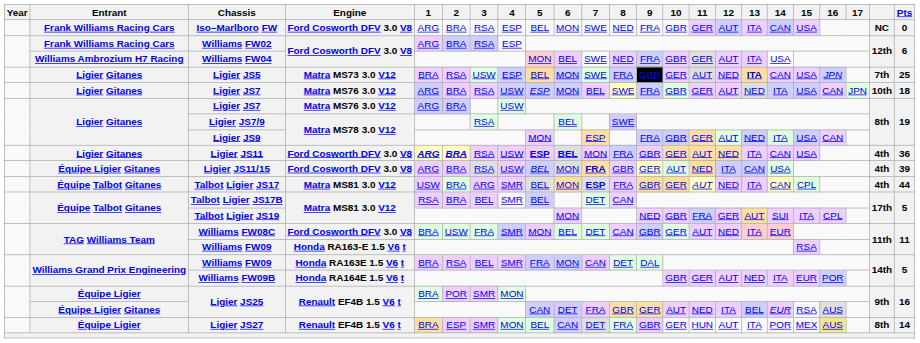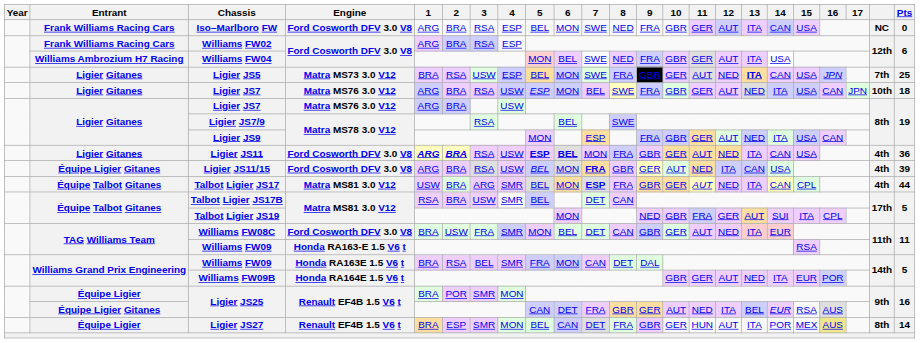(484, 200) BEL -> (484, 200) USW
